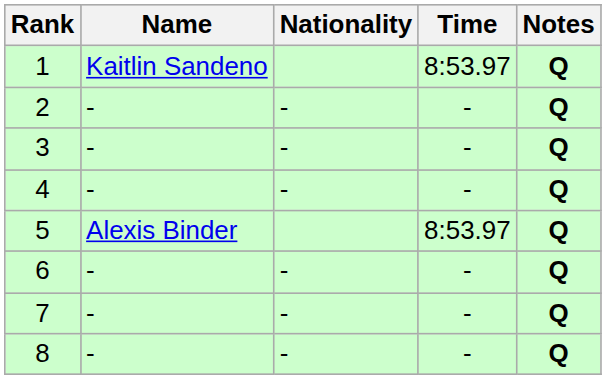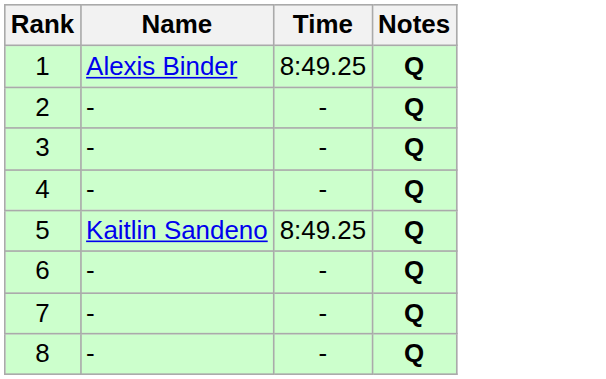- column: (346, 25)
(177, 66) Kaitlin Sandeno -> (162, 66) Alexis Binder
(467, 66) 8:53.97 -> (323, 66) 8:49.25
(162, 230) Alexis Binder -> (177, 230) Kaitlin Sandeno
(467, 230) 8:53.97 -> (323, 230) 8:49.25
